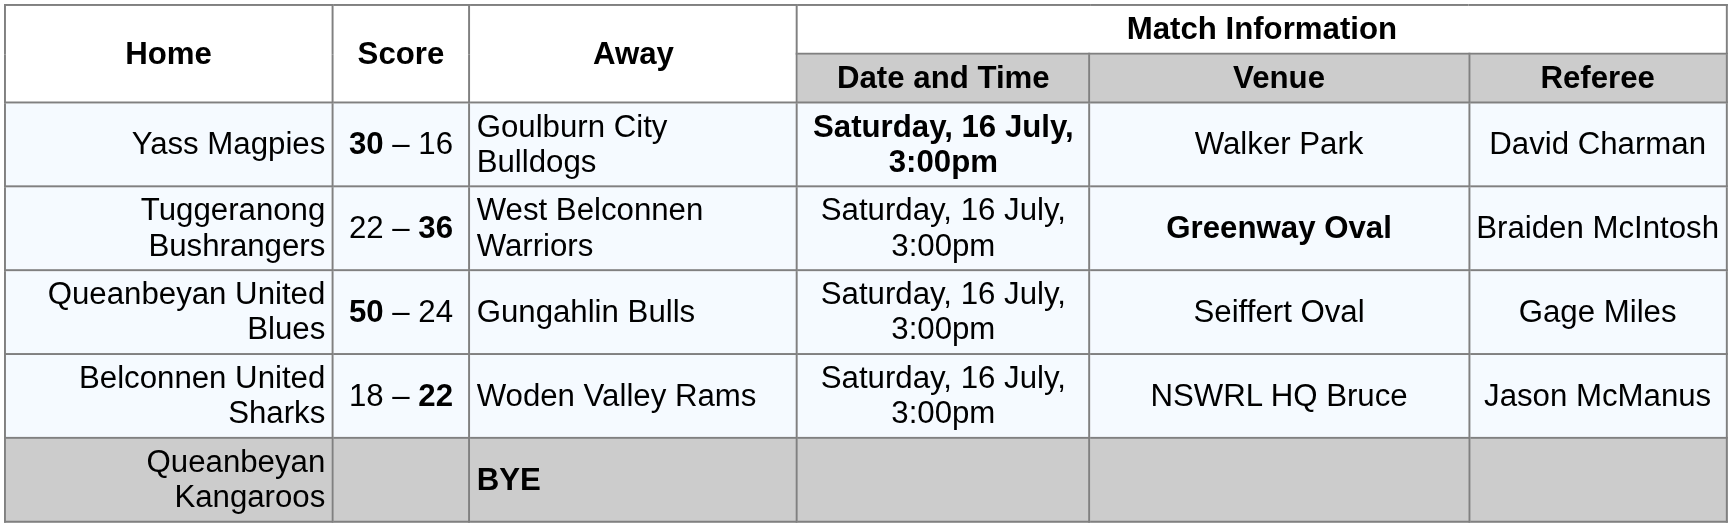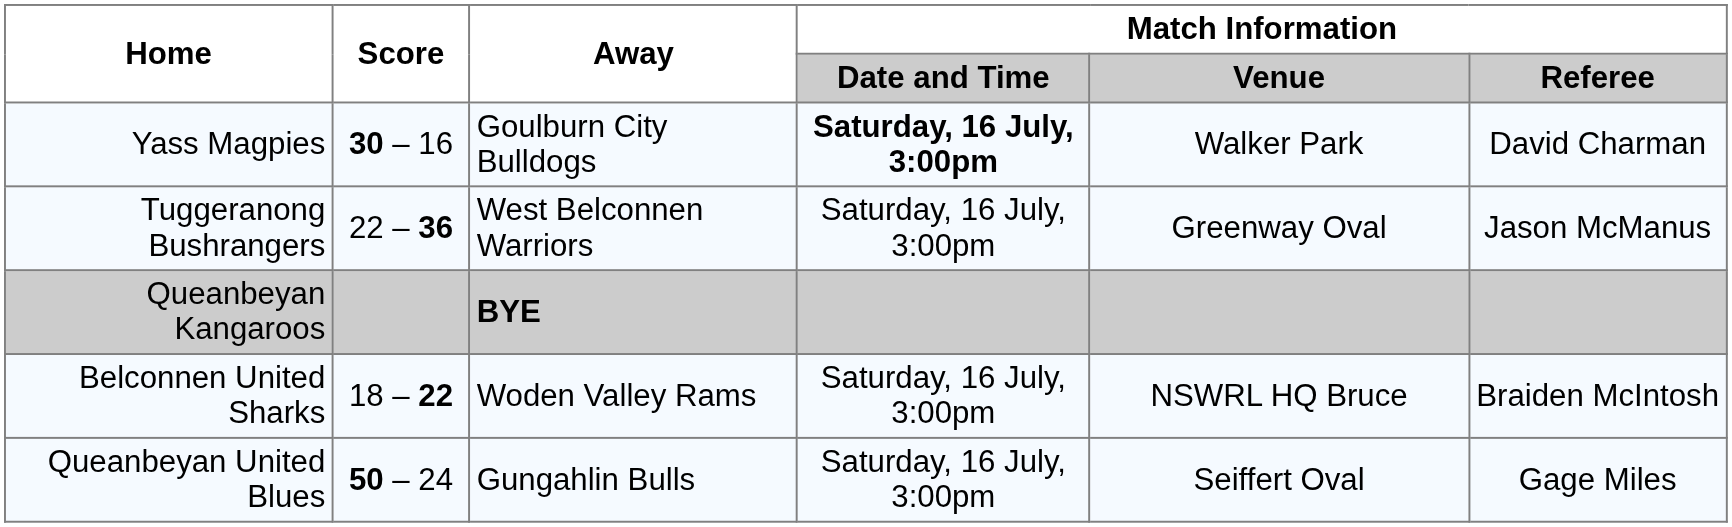(1279, 227) bold -> (1279, 227) normal
(1598, 227) Braiden McIntosh -> (1598, 227) Jason McManus
rows swapped: (187, 311) <-> (236, 479)
(1598, 395) Jason McManus -> (1598, 395) Braiden McIntosh
